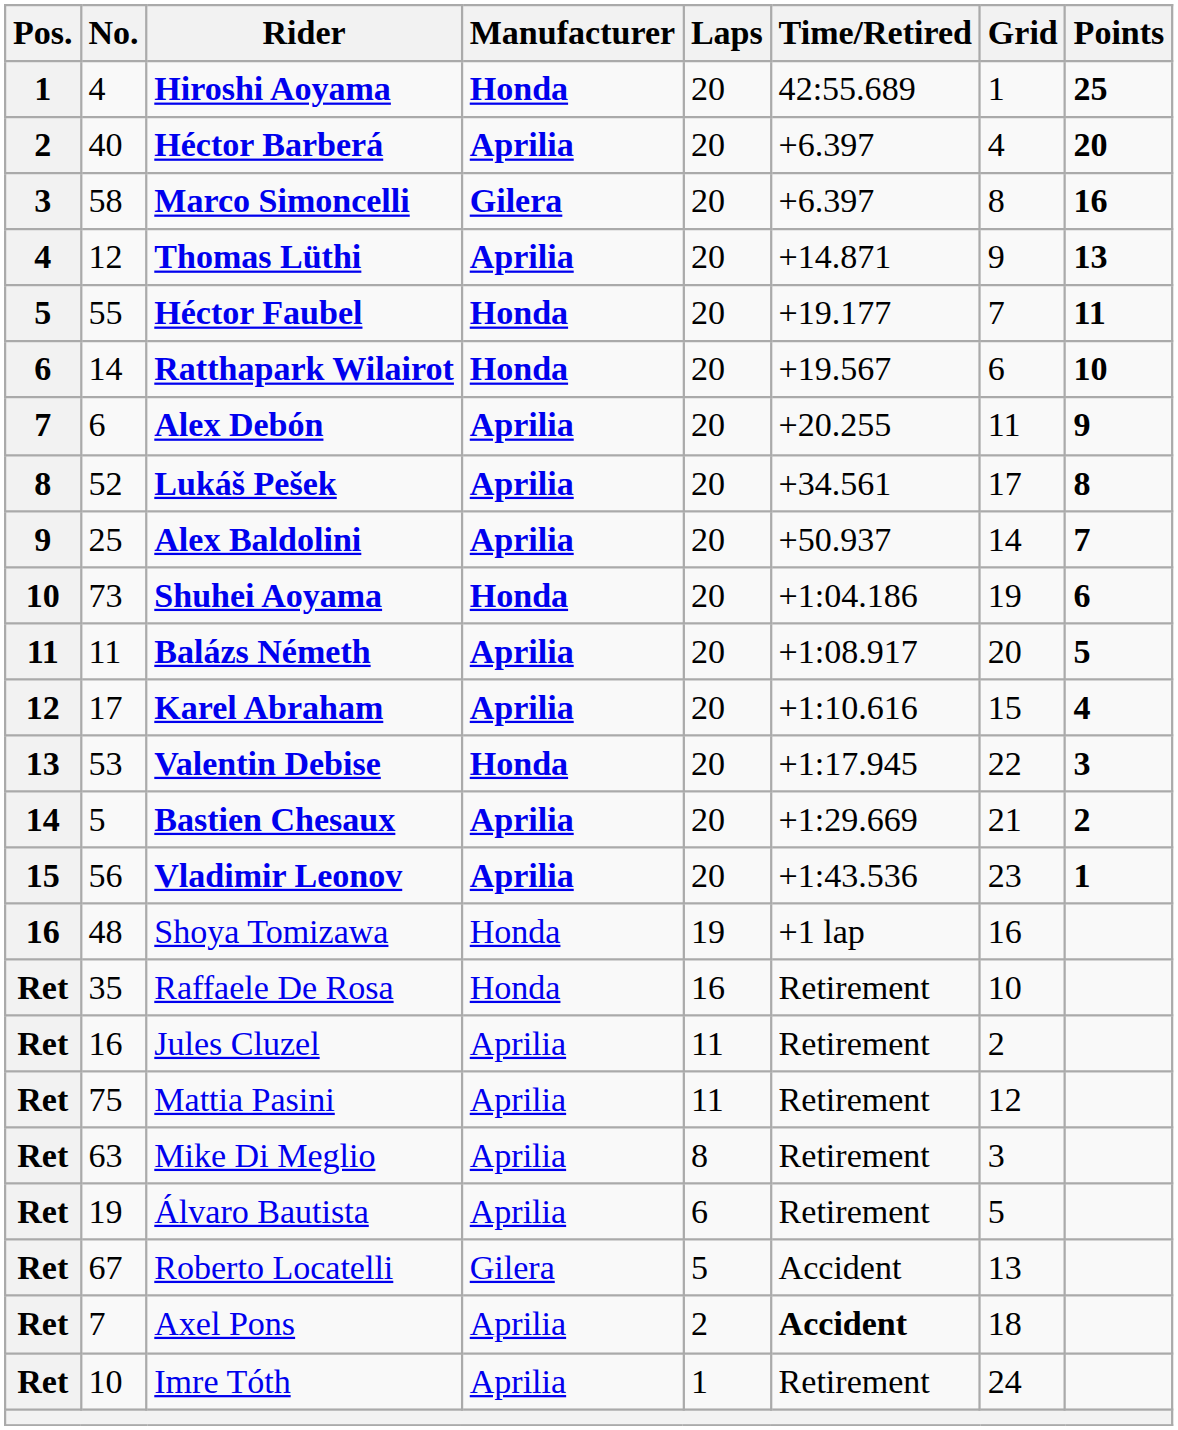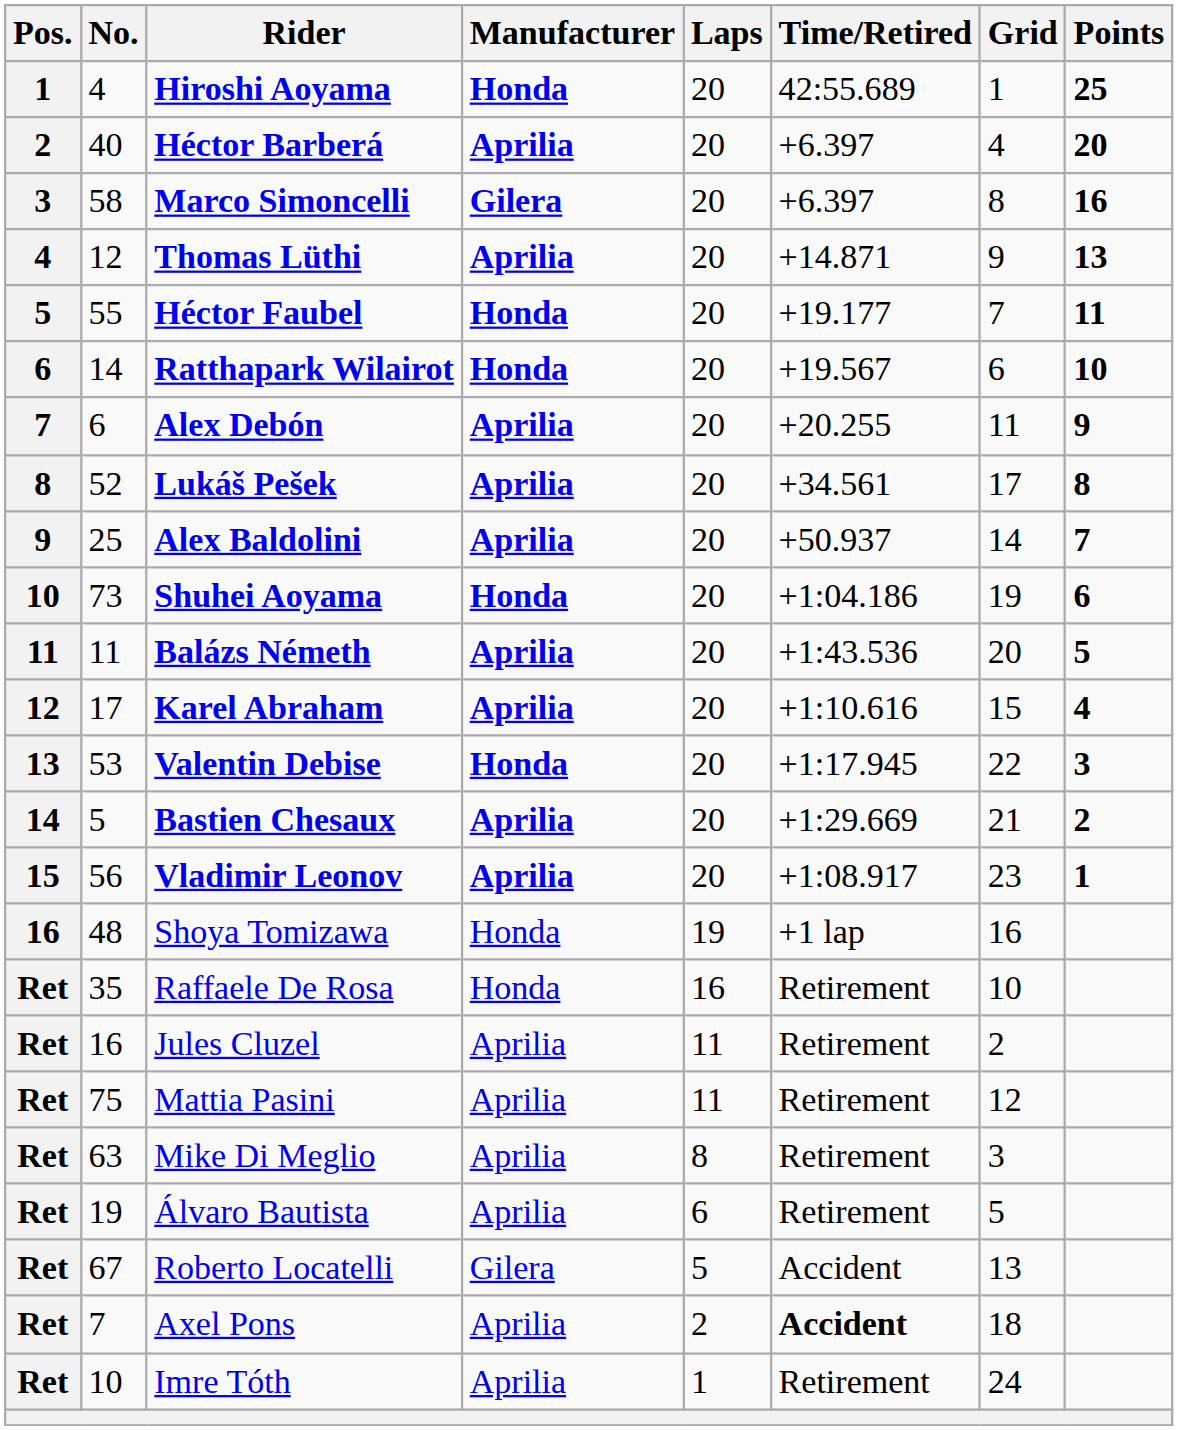(848, 650) +1:08.917 -> (848, 650) +1:43.536
(848, 874) +1:43.536 -> (848, 874) +1:08.917
